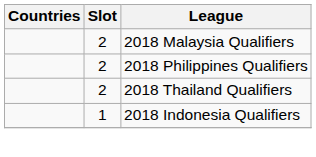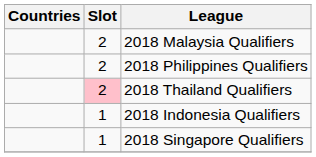(102, 90) no background -> (102, 90) pink background
+ row: (214, 139)
